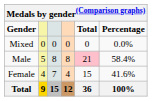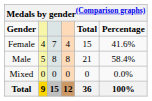rows swapped: (21, 74) <-> (21, 44)
(87, 59) pink background -> (87, 59) no background
